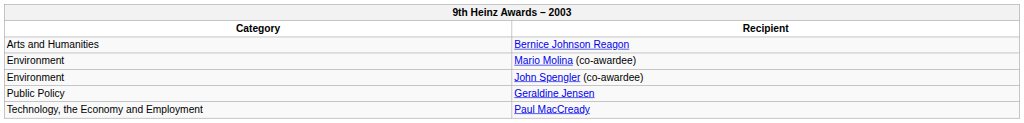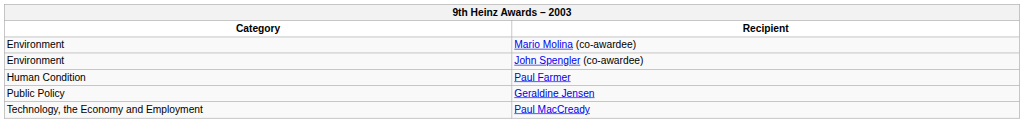- row: (572, 45)
+ row: (542, 77)
